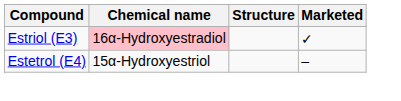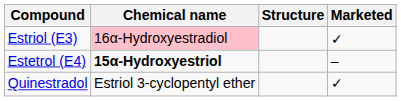(151, 61) normal -> (158, 61) bold
+ row: (48, 83)
